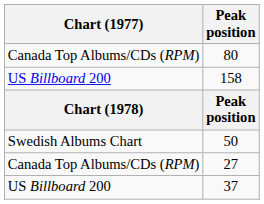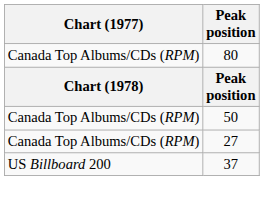- row: (231, 78)
(75, 141) Swedish Albums Chart -> (104, 118) Canada Top Albums/CDs (RPM)
